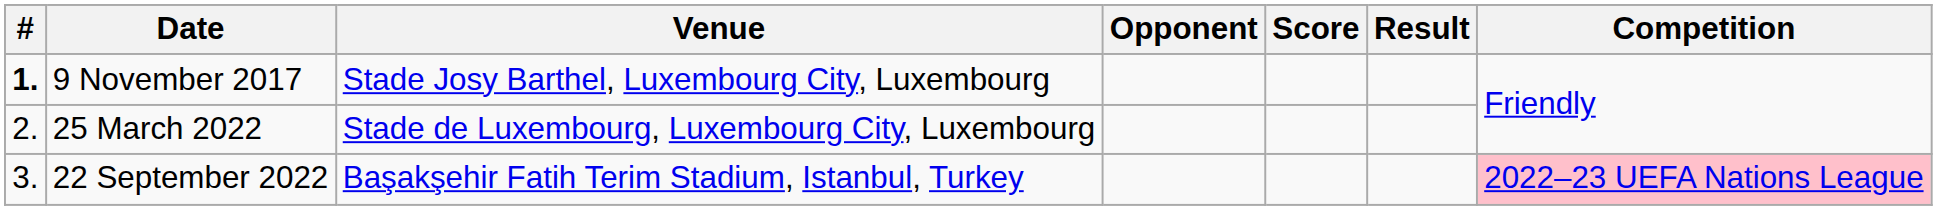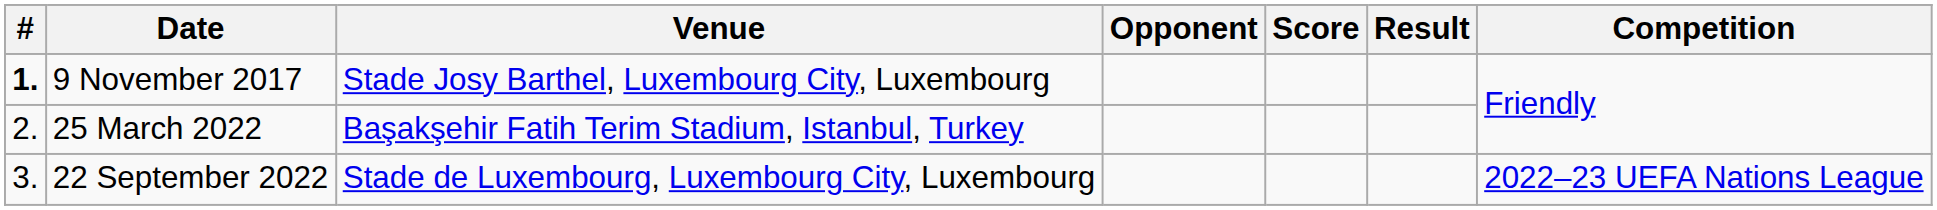(719, 128) Stade de Luxembourg, Luxembourg City, Luxembourg -> (683, 128) Başakşehir Fatih Terim Stadium, Istanbul, Turkey
(683, 178) Başakşehir Fatih Terim Stadium, Istanbul, Turkey -> (719, 178) Stade de Luxembourg, Luxembourg City, Luxembourg
(1704, 178) pink background -> (1704, 178) no background
